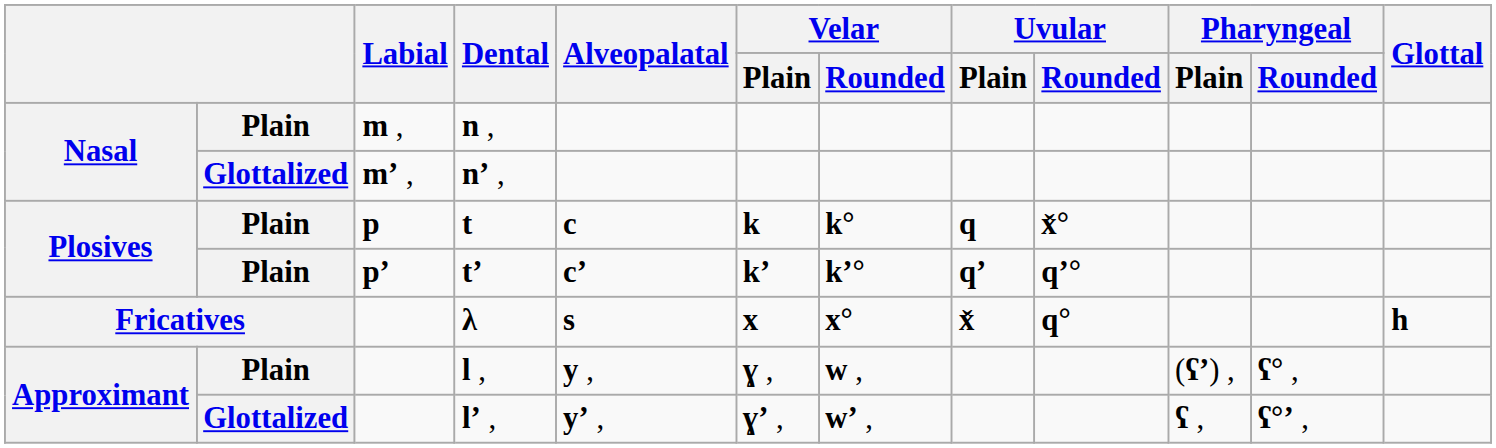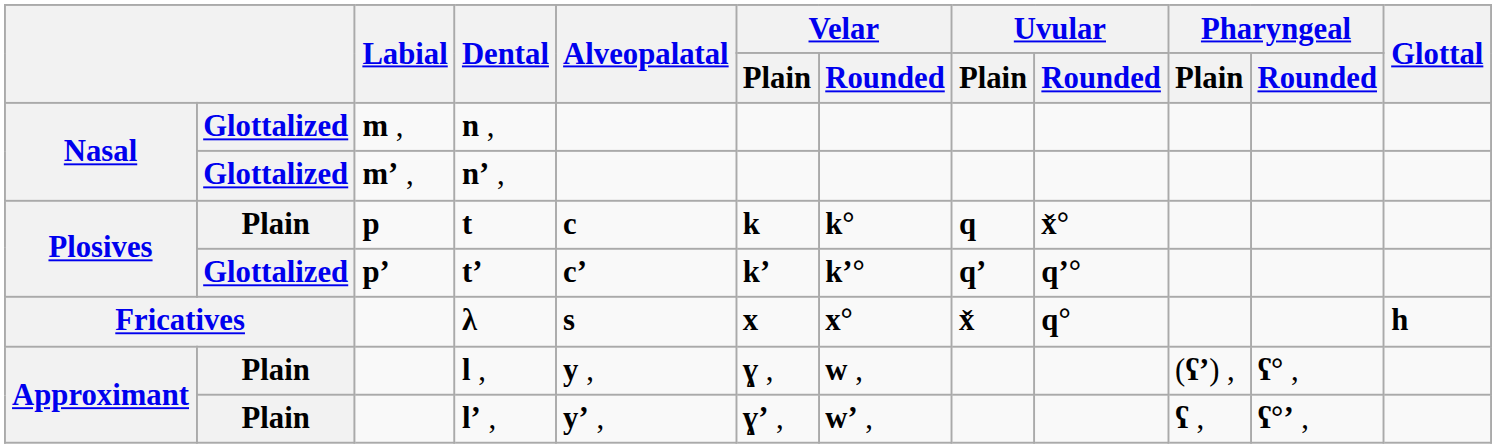(276, 126) Plain -> (276, 126) Glottalized
(276, 272) Plain -> (276, 272) Glottalized
(276, 418) Glottalized -> (276, 418) Plain
